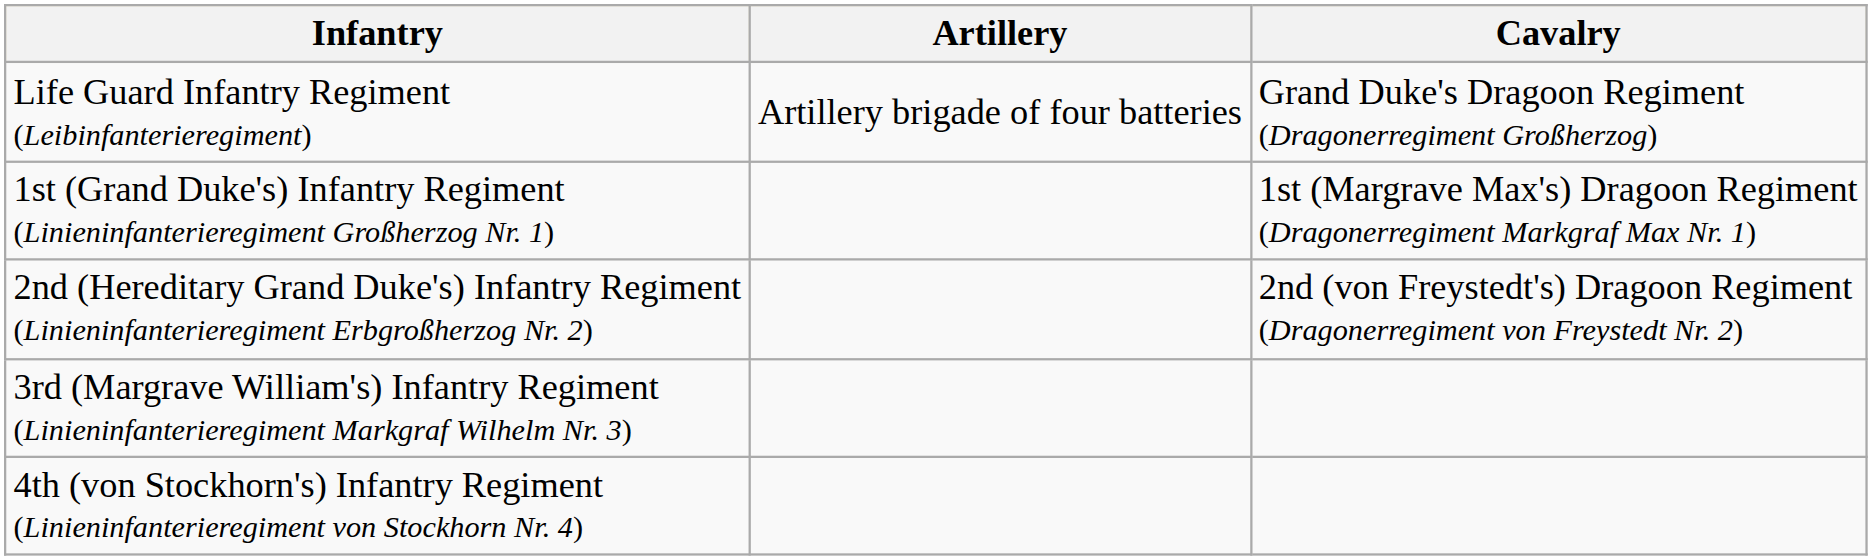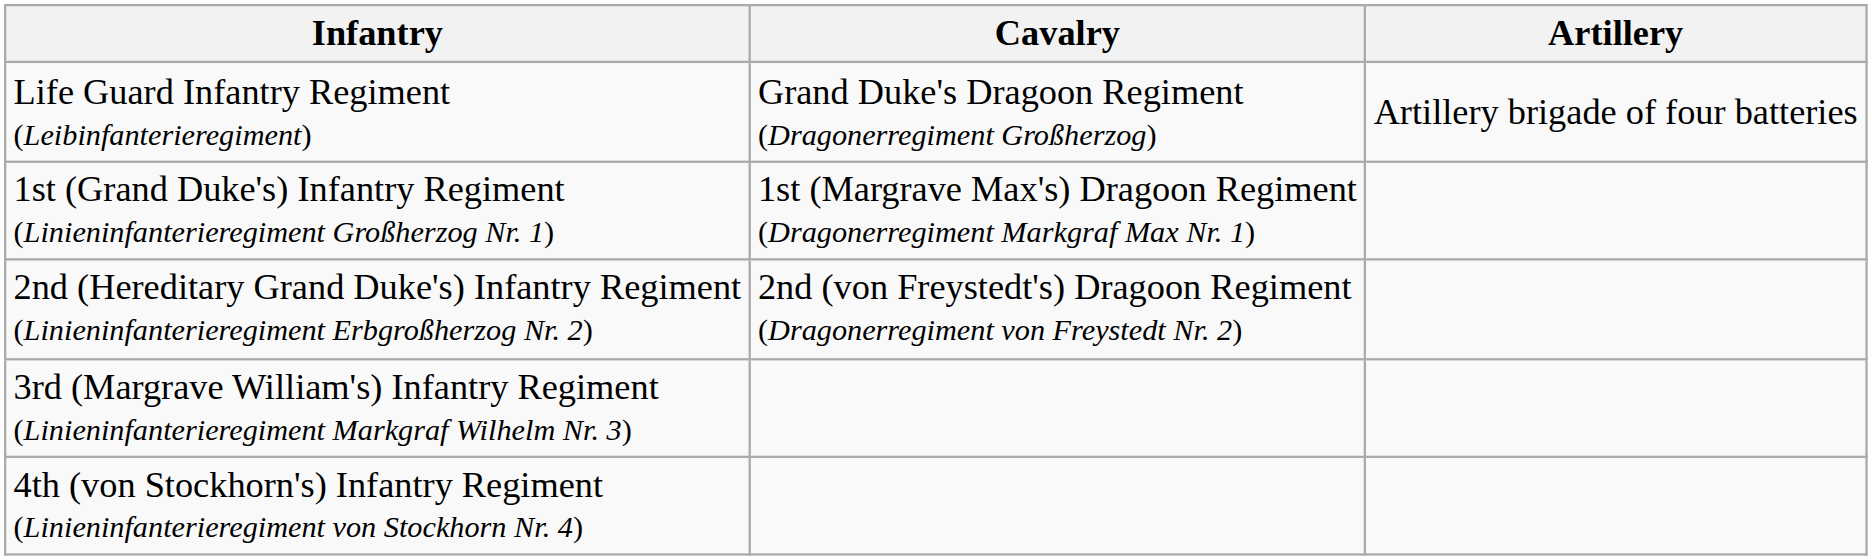columns swapped: (1558, 33) <-> (1000, 33)
